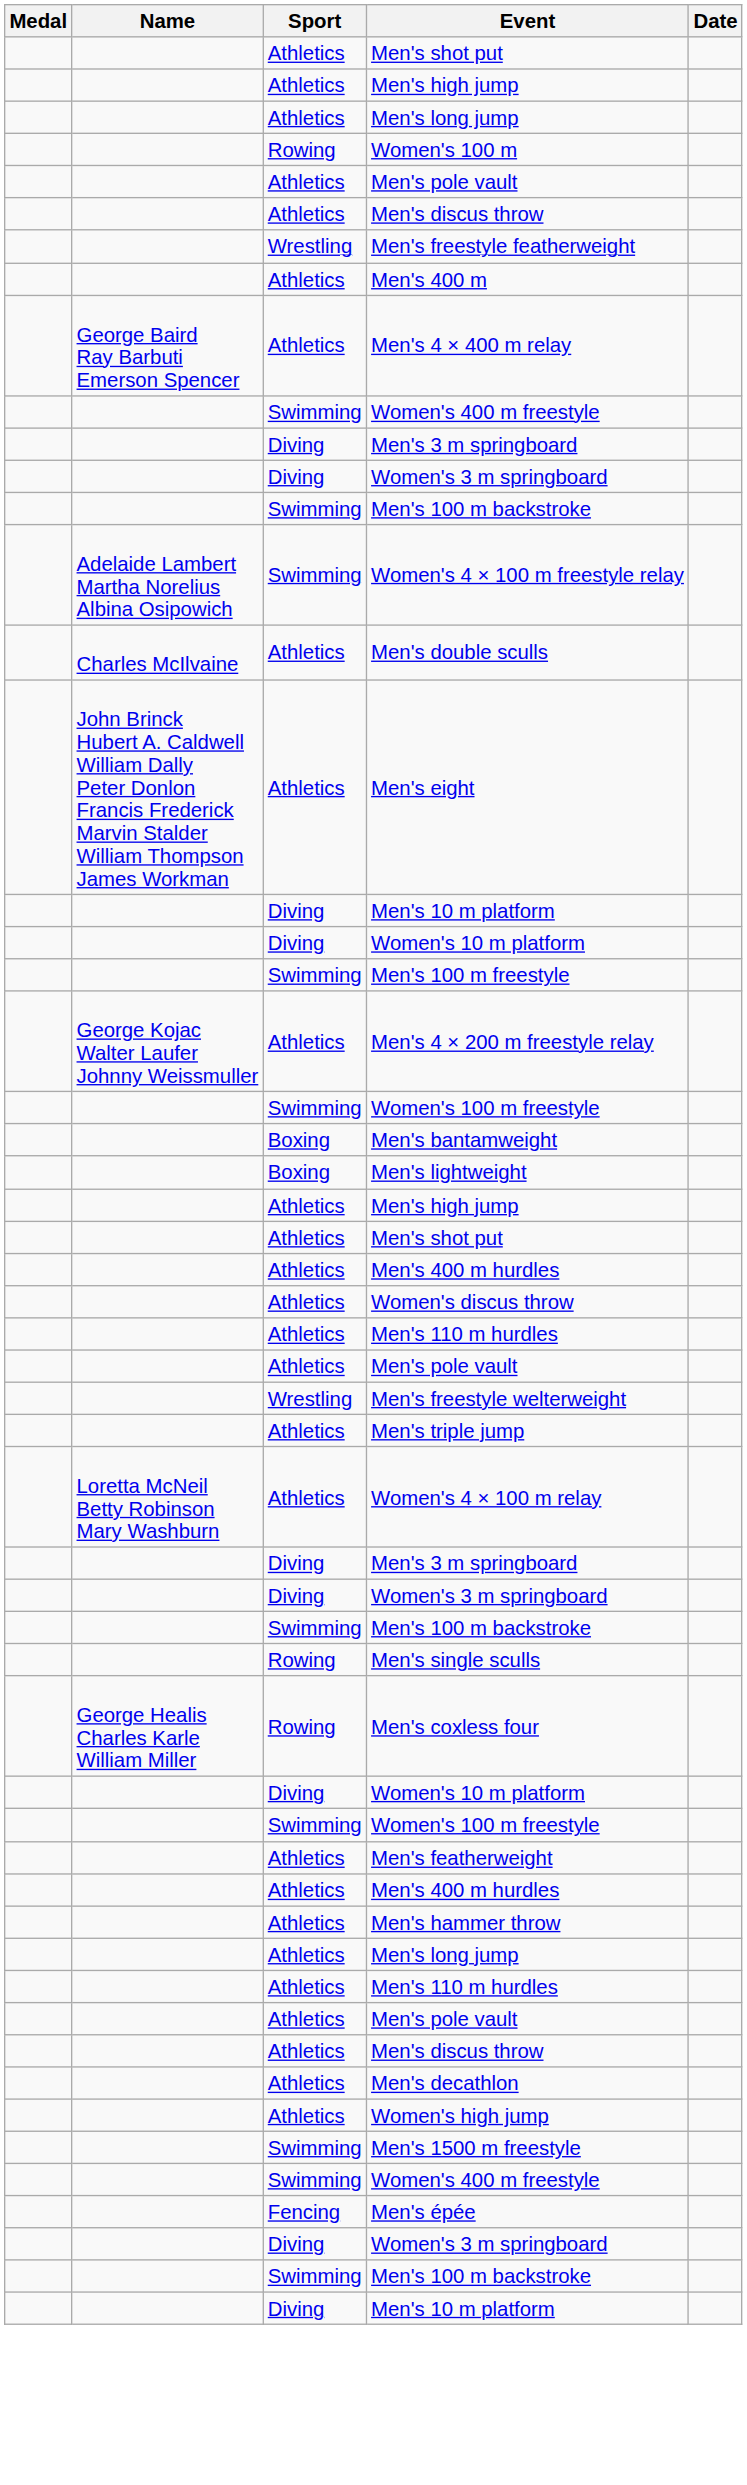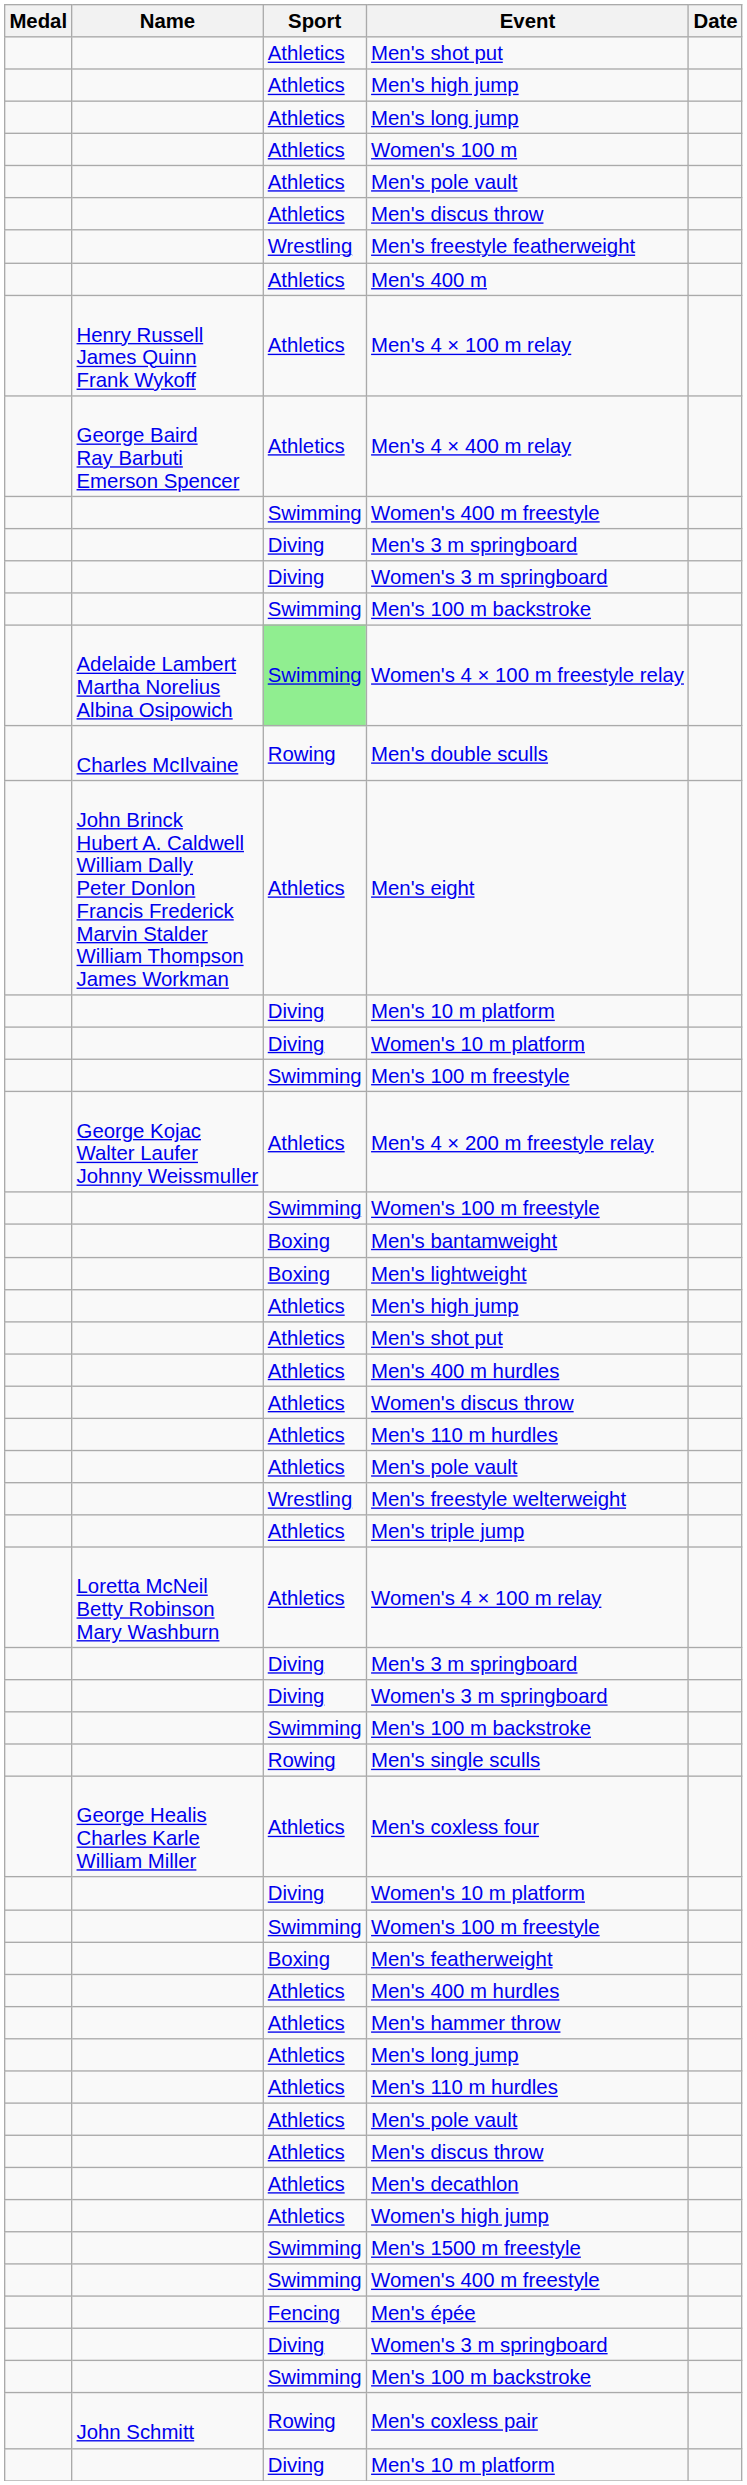(302, 150) Rowing -> (306, 150) Athletics
+ row: (140, 357)
(315, 575) no background -> (315, 675) lightgreen background
(306, 653) Athletics -> (302, 753) Rowing
(302, 1727) Rowing -> (306, 1827) Athletics
(306, 1857) Athletics -> (299, 1958) Boxing
+ row: (135, 2432)
